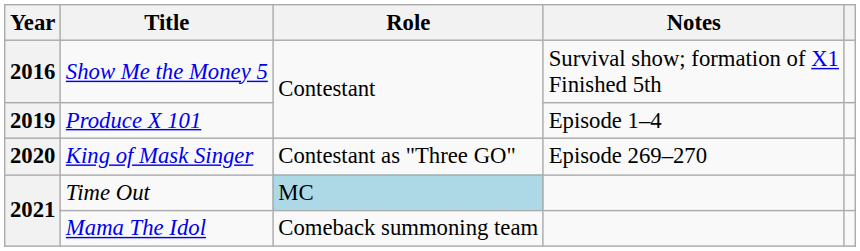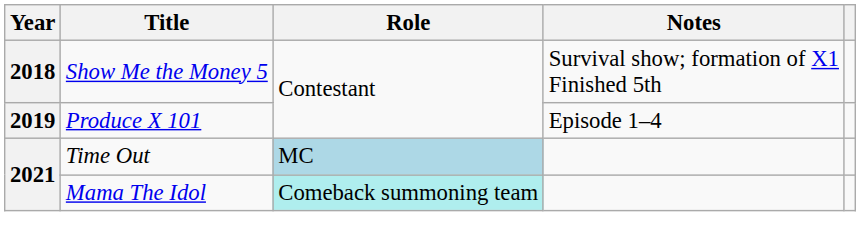(33, 71) 2016 -> (33, 71) 2018
- row: (160, 156)
(408, 228) no background -> (408, 192) paleturquoise background
